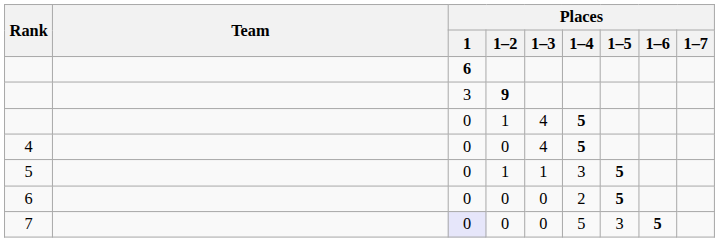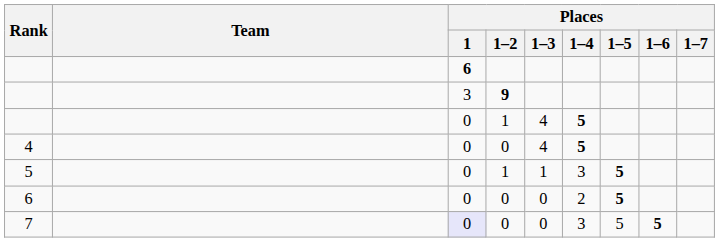(581, 224) 5 -> (581, 224) 3
(620, 224) 3 -> (620, 224) 5
